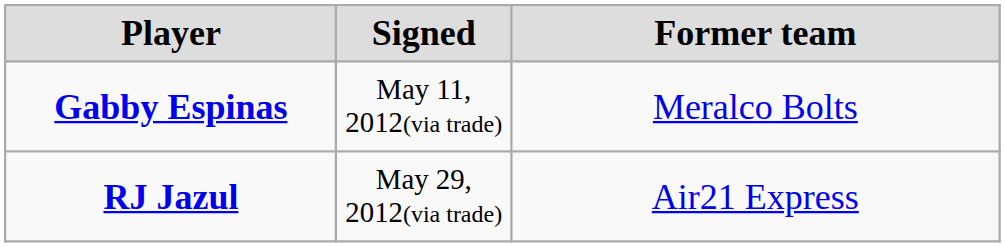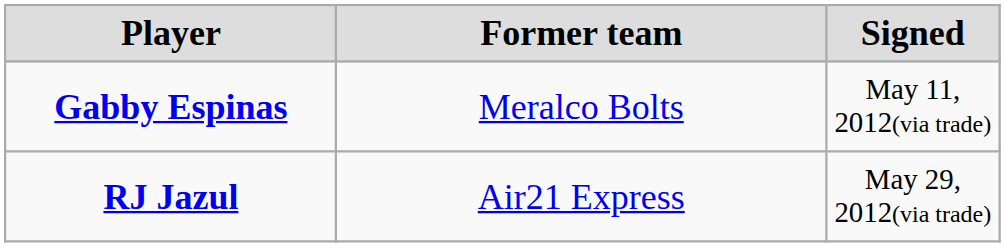columns swapped: (424, 33) <-> (755, 33)
